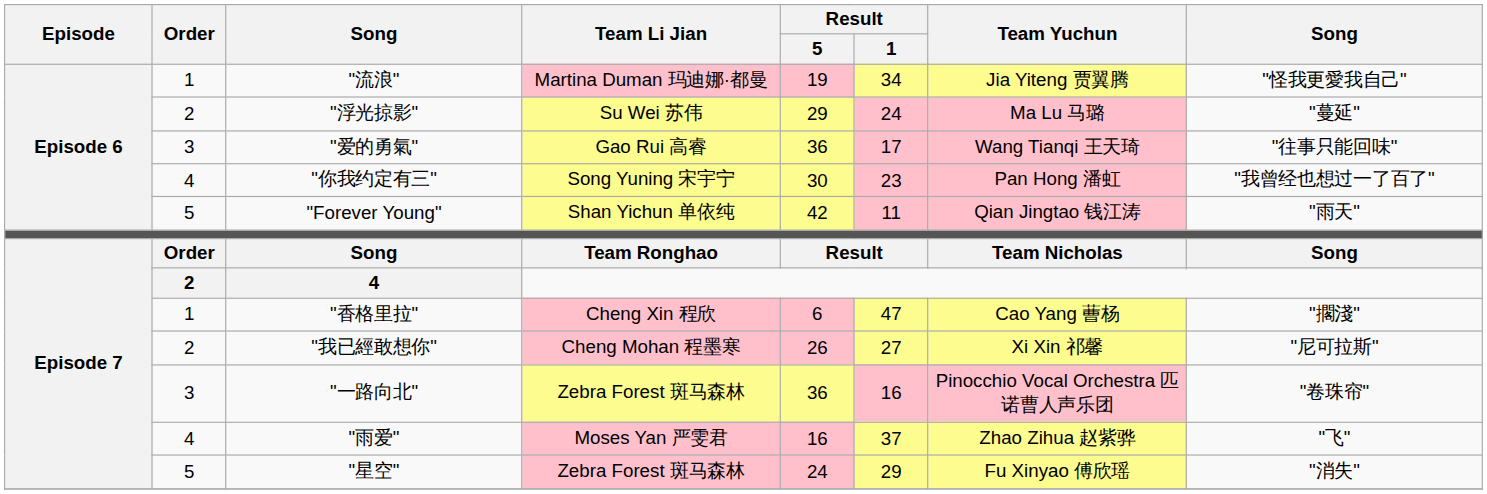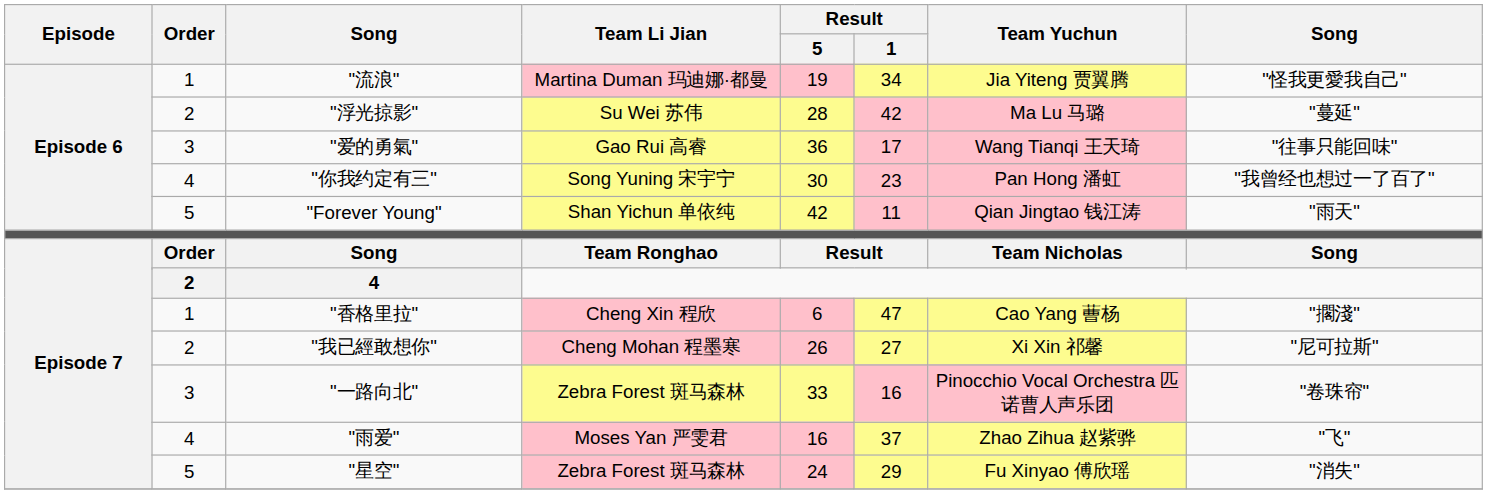(817, 113) 29 -> (817, 113) 28
(891, 113) 24 -> (891, 113) 42
(817, 393) 36 -> (817, 393) 33
